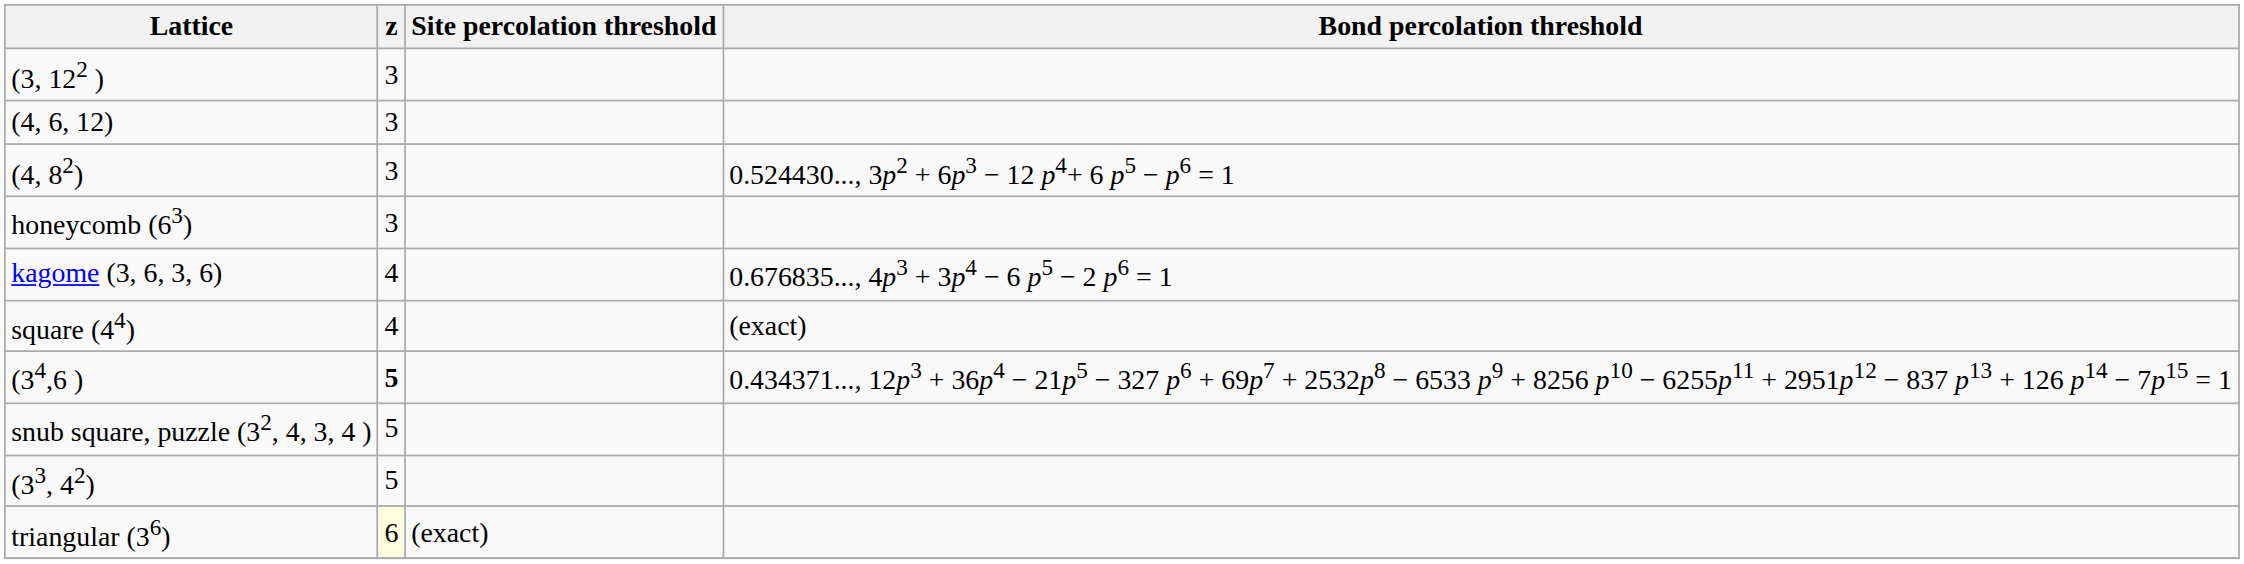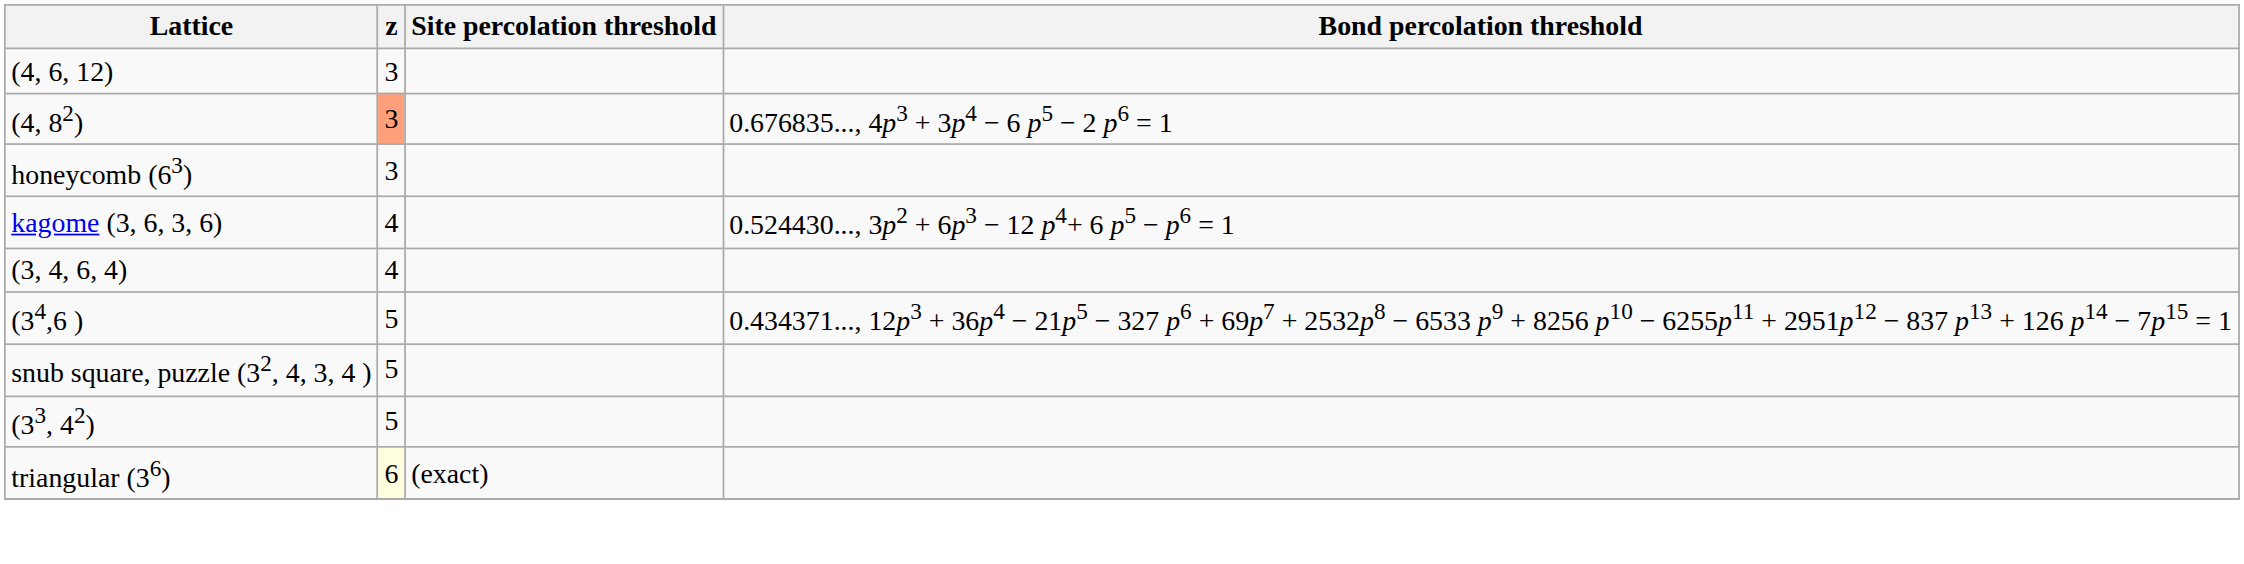- row: (58, 74)
(391, 170) no background -> (391, 118) lightsalmon background
(982, 170) 0.524430..., 3p2 + 6p3 − 12 p4+ 6 p5 − p6 = 1 -> (951, 118) 0.676835..., 4p3 + 3p4 − 6 p5 − 2 p6 = 1
(951, 273) 0.676835..., 4p3 + 3p4 − 6 p5 − 2 p6 = 1 -> (982, 222) 0.524430..., 3p2 + 6p3 − 12 p4+ 6 p5 − p6 = 1
+ row: (69, 269)
- row: (73, 325)
(391, 377) bold -> (391, 317) normal
